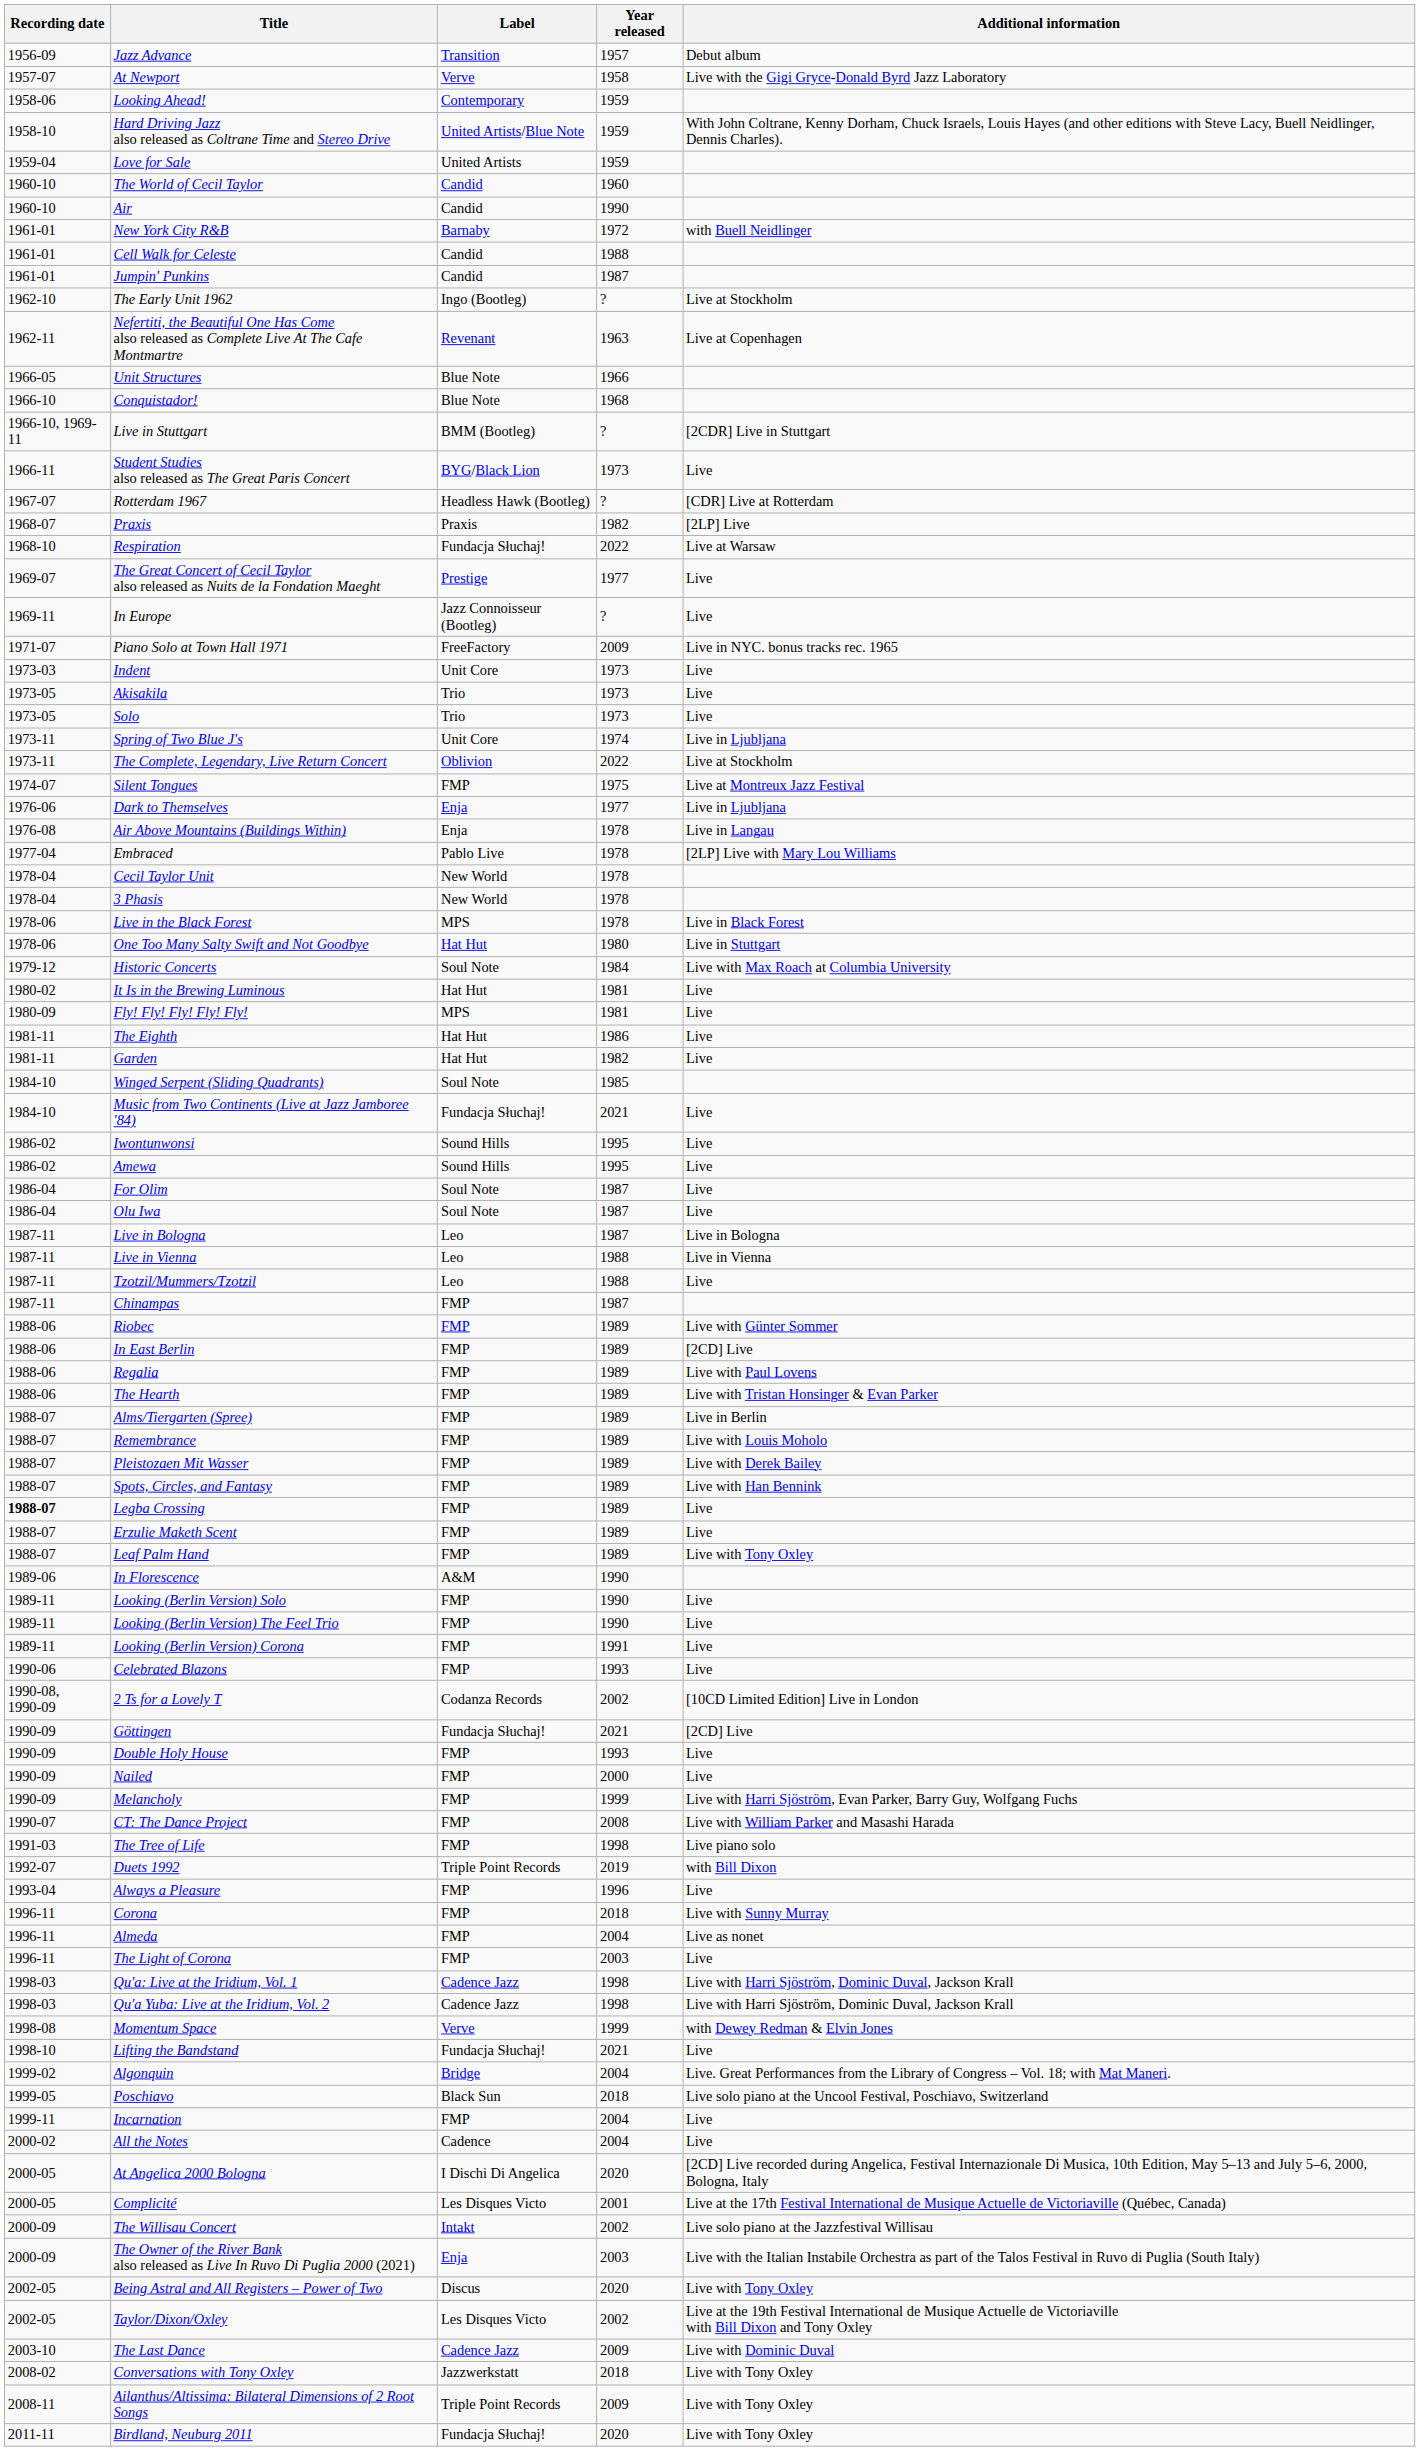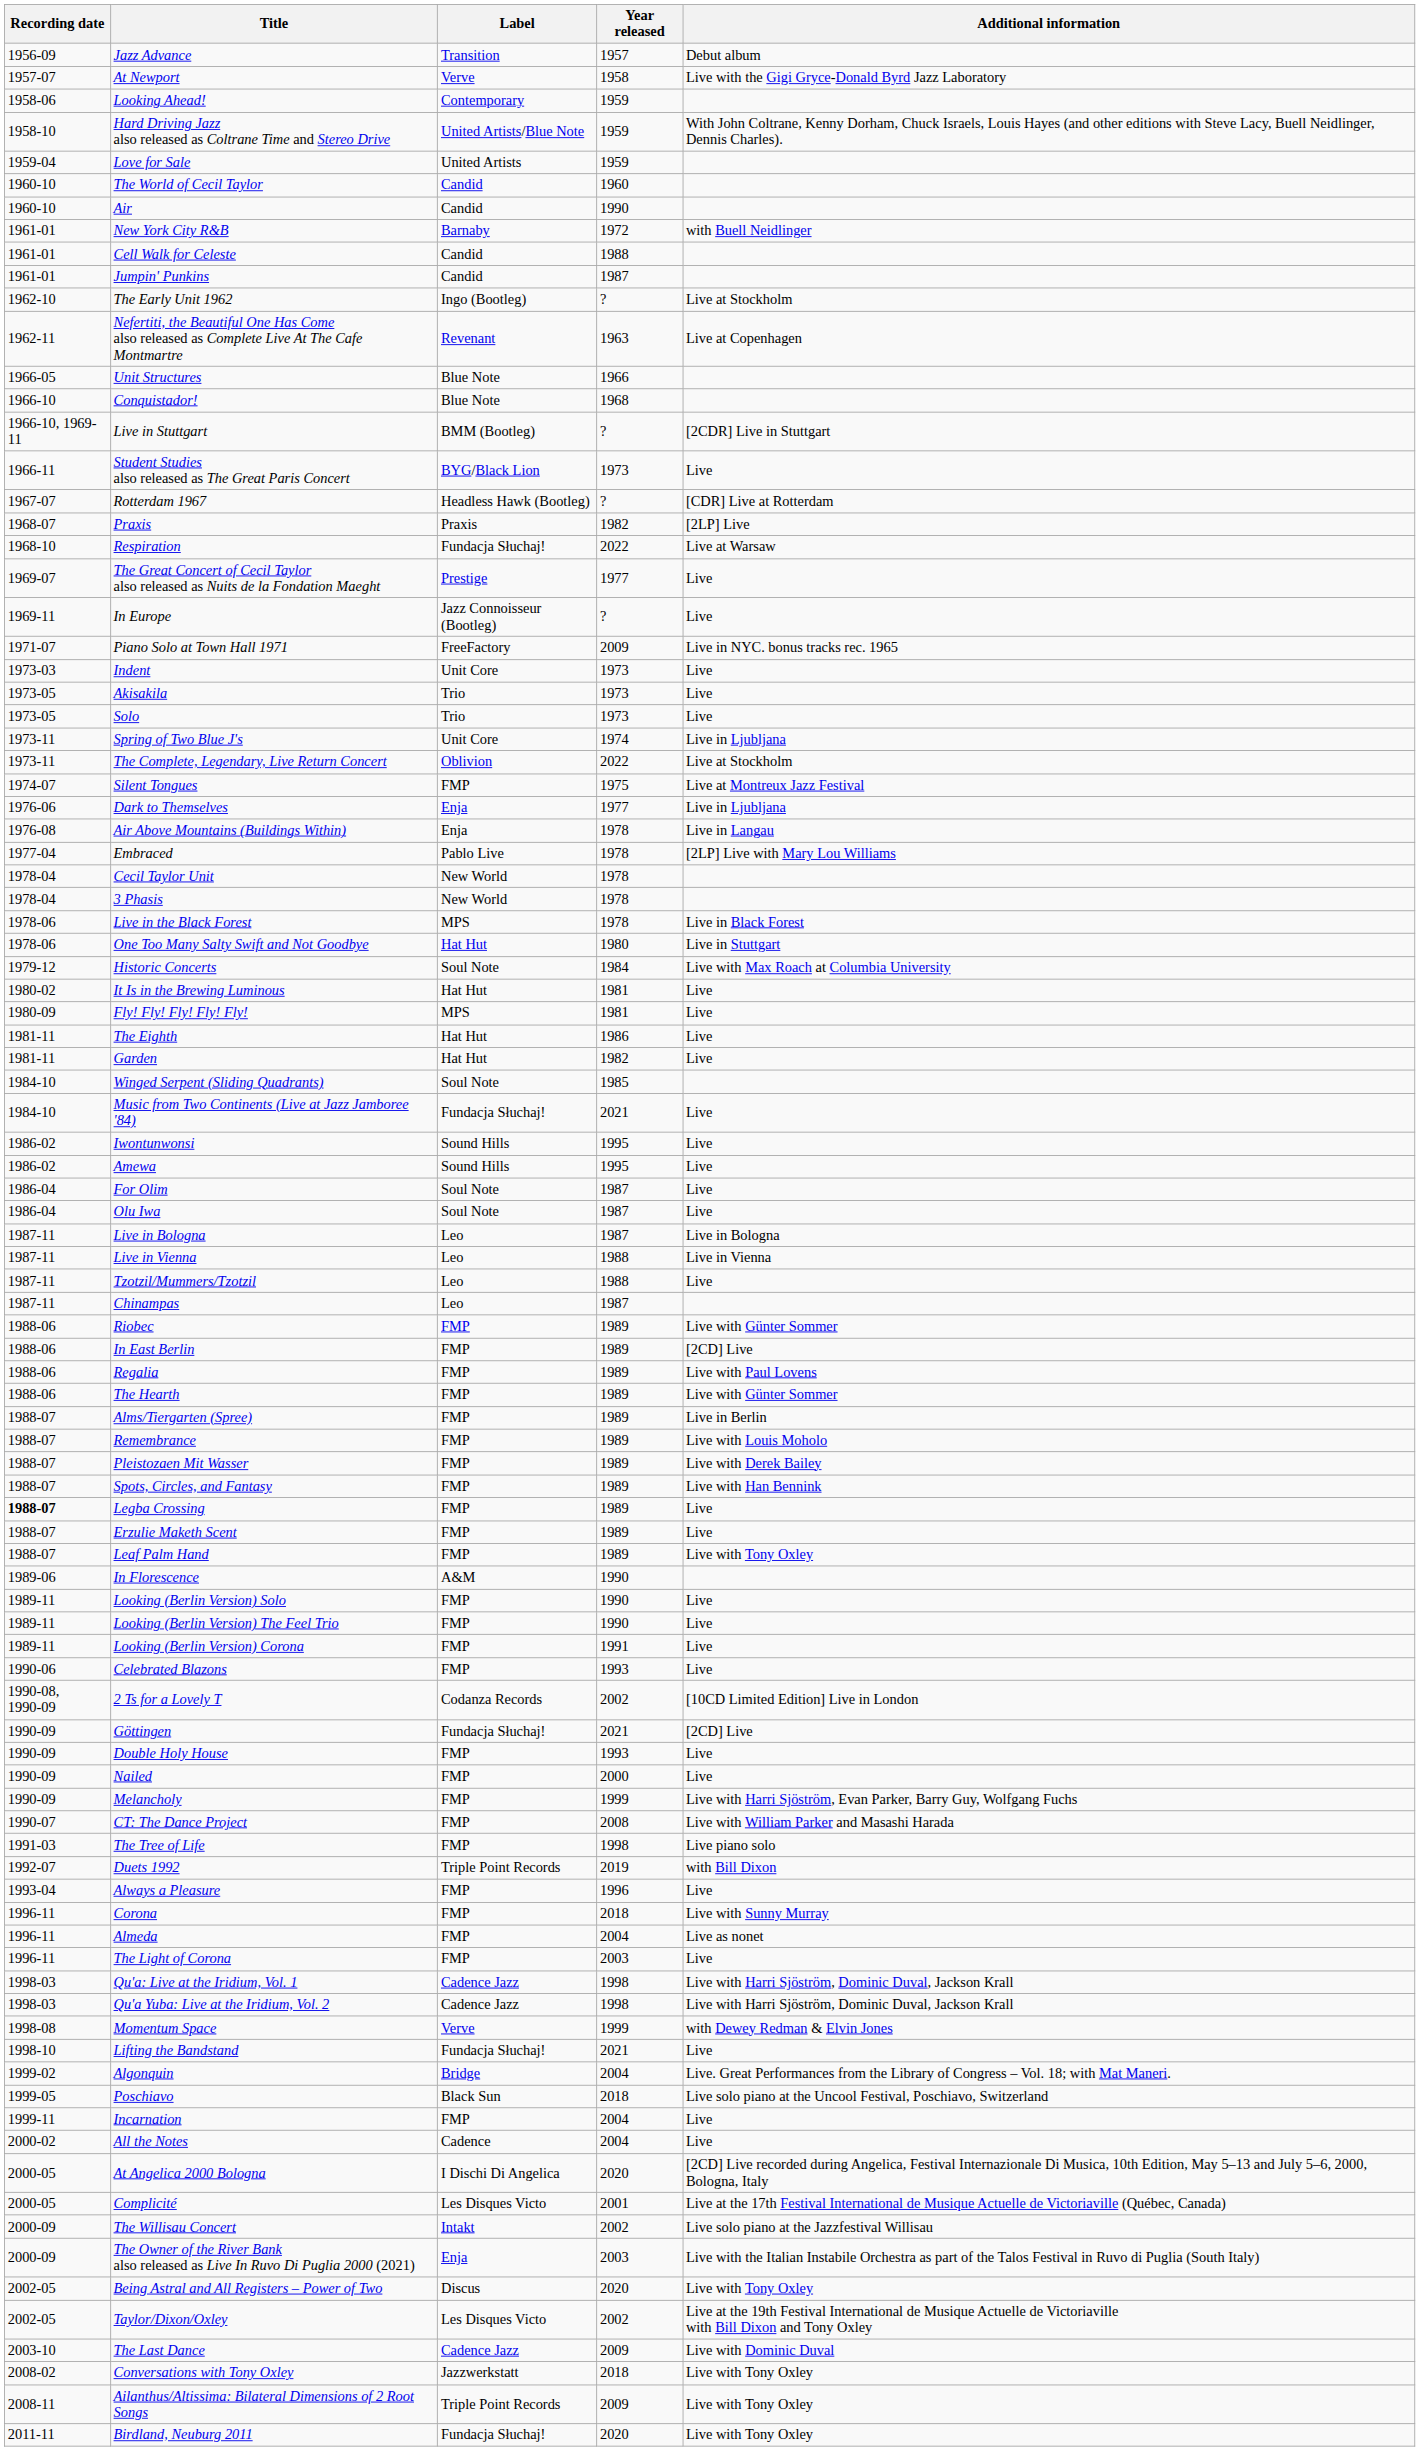(455, 1303) FMP -> (452, 1303) Leo
(812, 1394) Live with Tristan Honsinger & Evan Parker -> (762, 1394) Live with Günter Sommer
